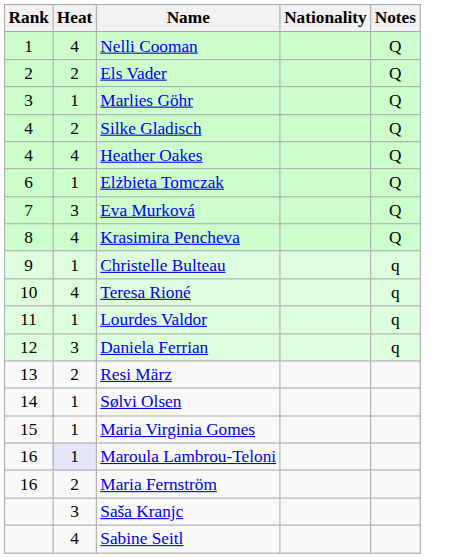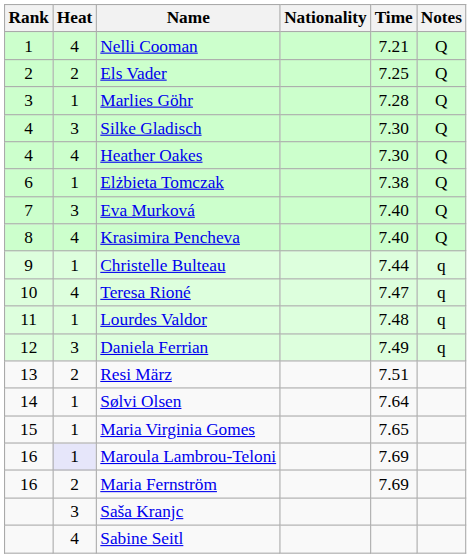+ column: (394, 18)
(75, 127) 2 -> (75, 127) 3
